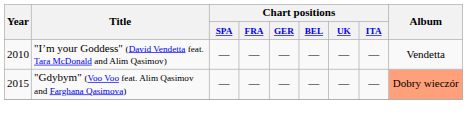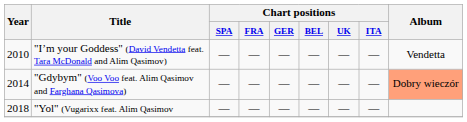(18, 84) 2015 -> (18, 84) 2014
+ row: (104, 108)
